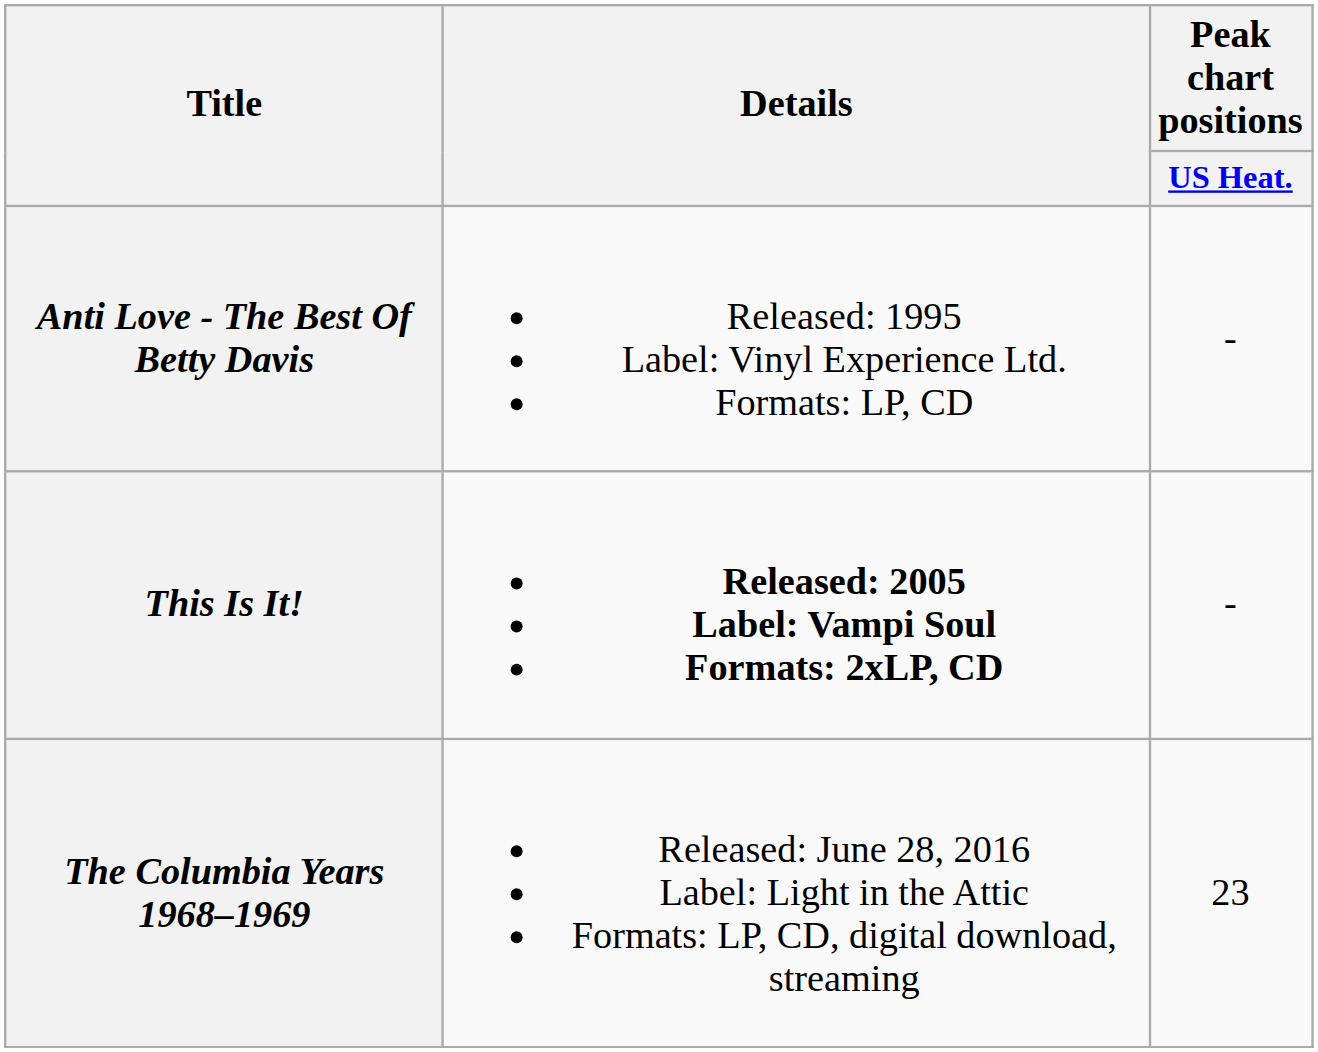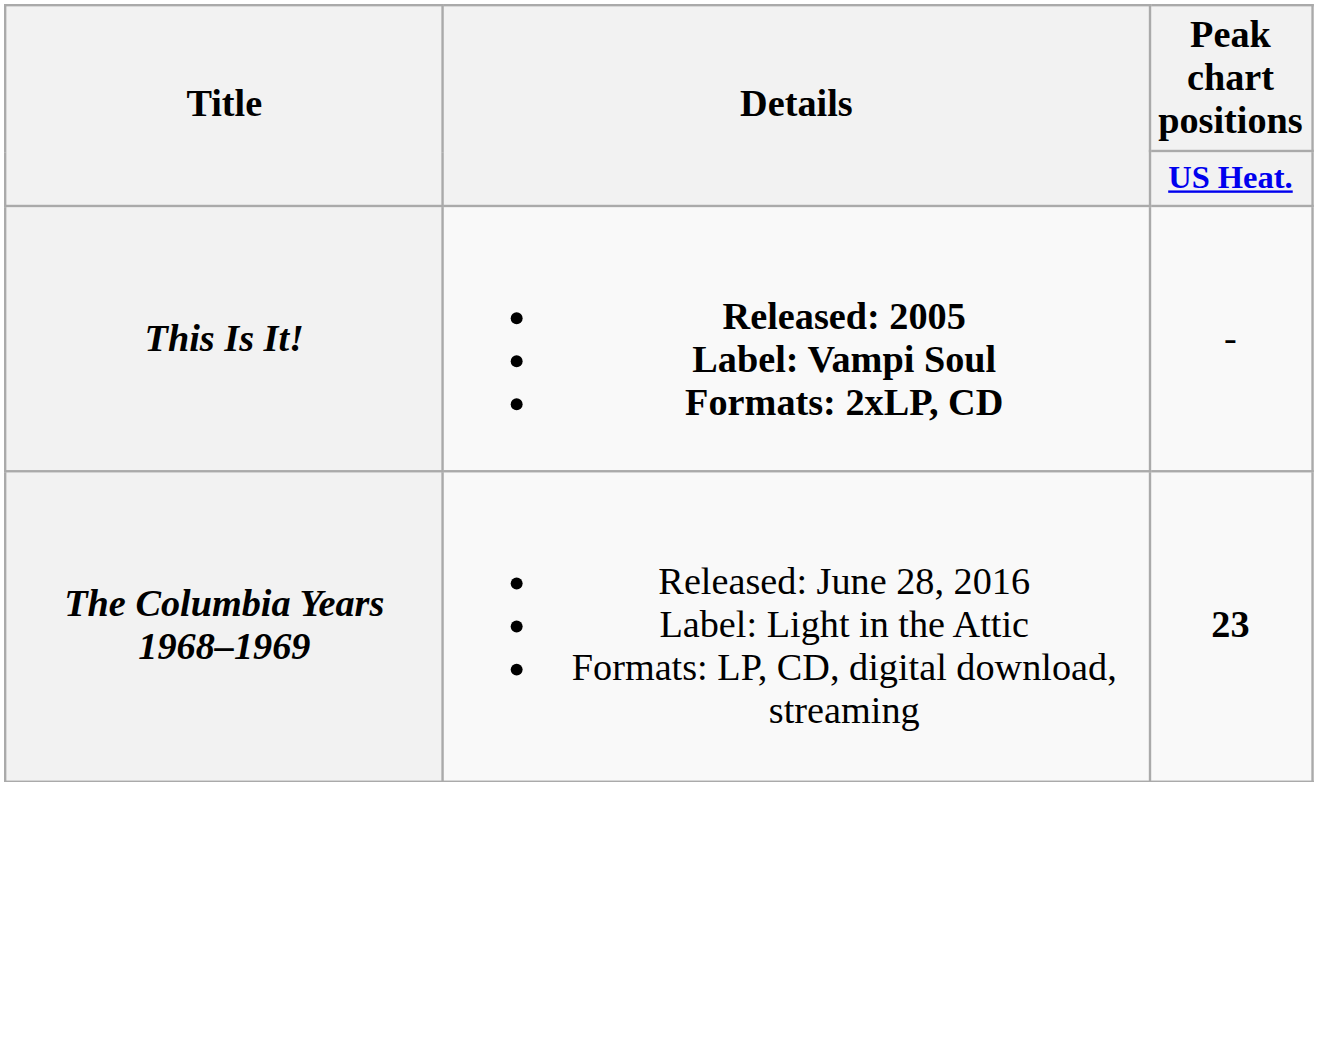- row: (224, 337)
(1230, 891) normal -> (1230, 625) bold
